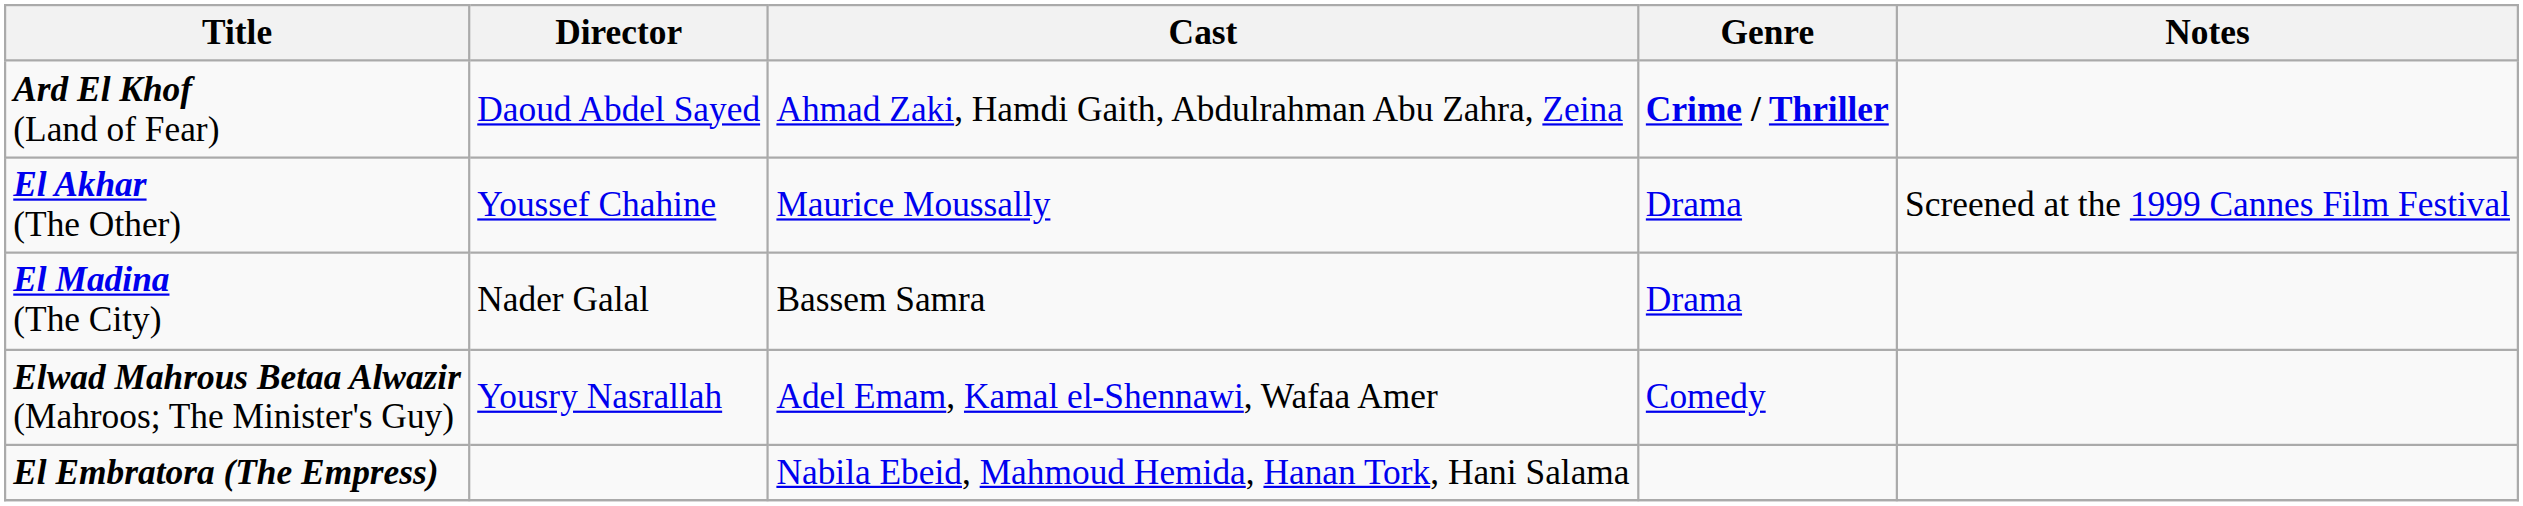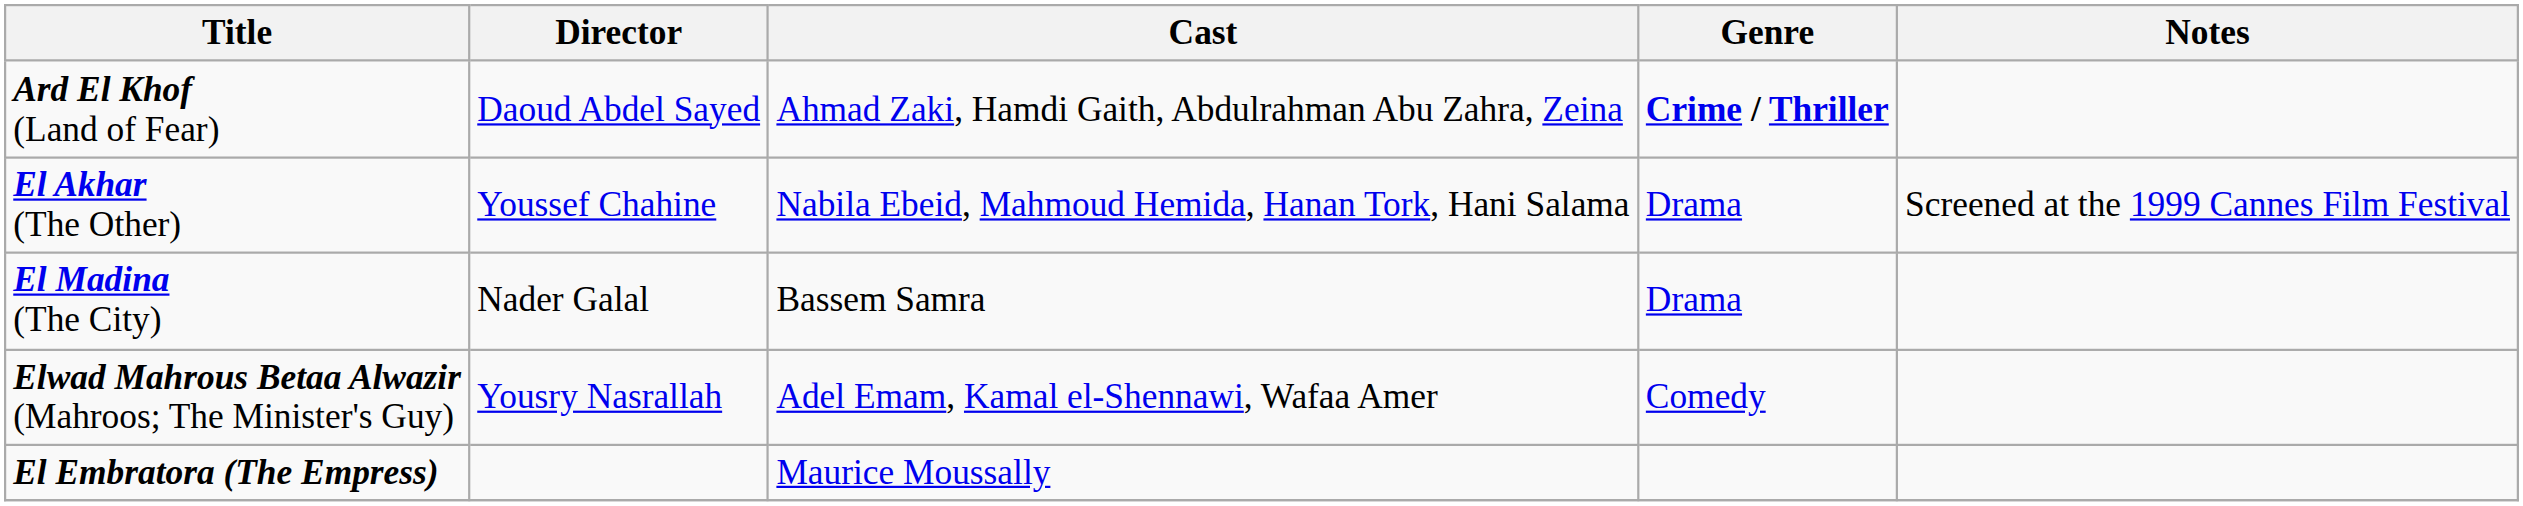(913, 204) Maurice Moussally -> (1203, 204) Nabila Ebeid, Mahmoud Hemida, Hanan Tork, Hani Salama
(1203, 472) Nabila Ebeid, Mahmoud Hemida, Hanan Tork, Hani Salama -> (913, 472) Maurice Moussally
